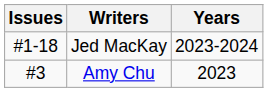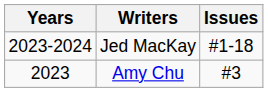columns swapped: (217, 18) <-> (36, 18)
